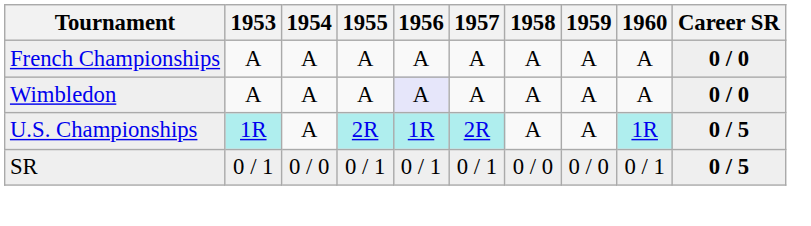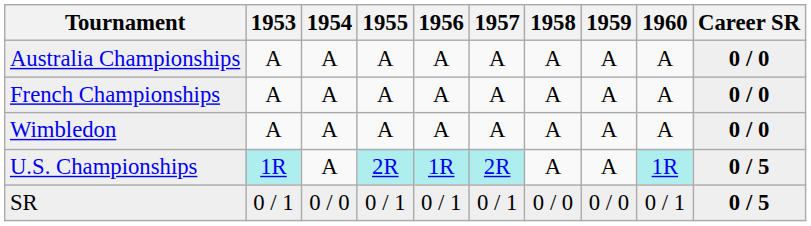+ row: (125, 58)
(421, 94) lavender background -> (441, 130) no background
